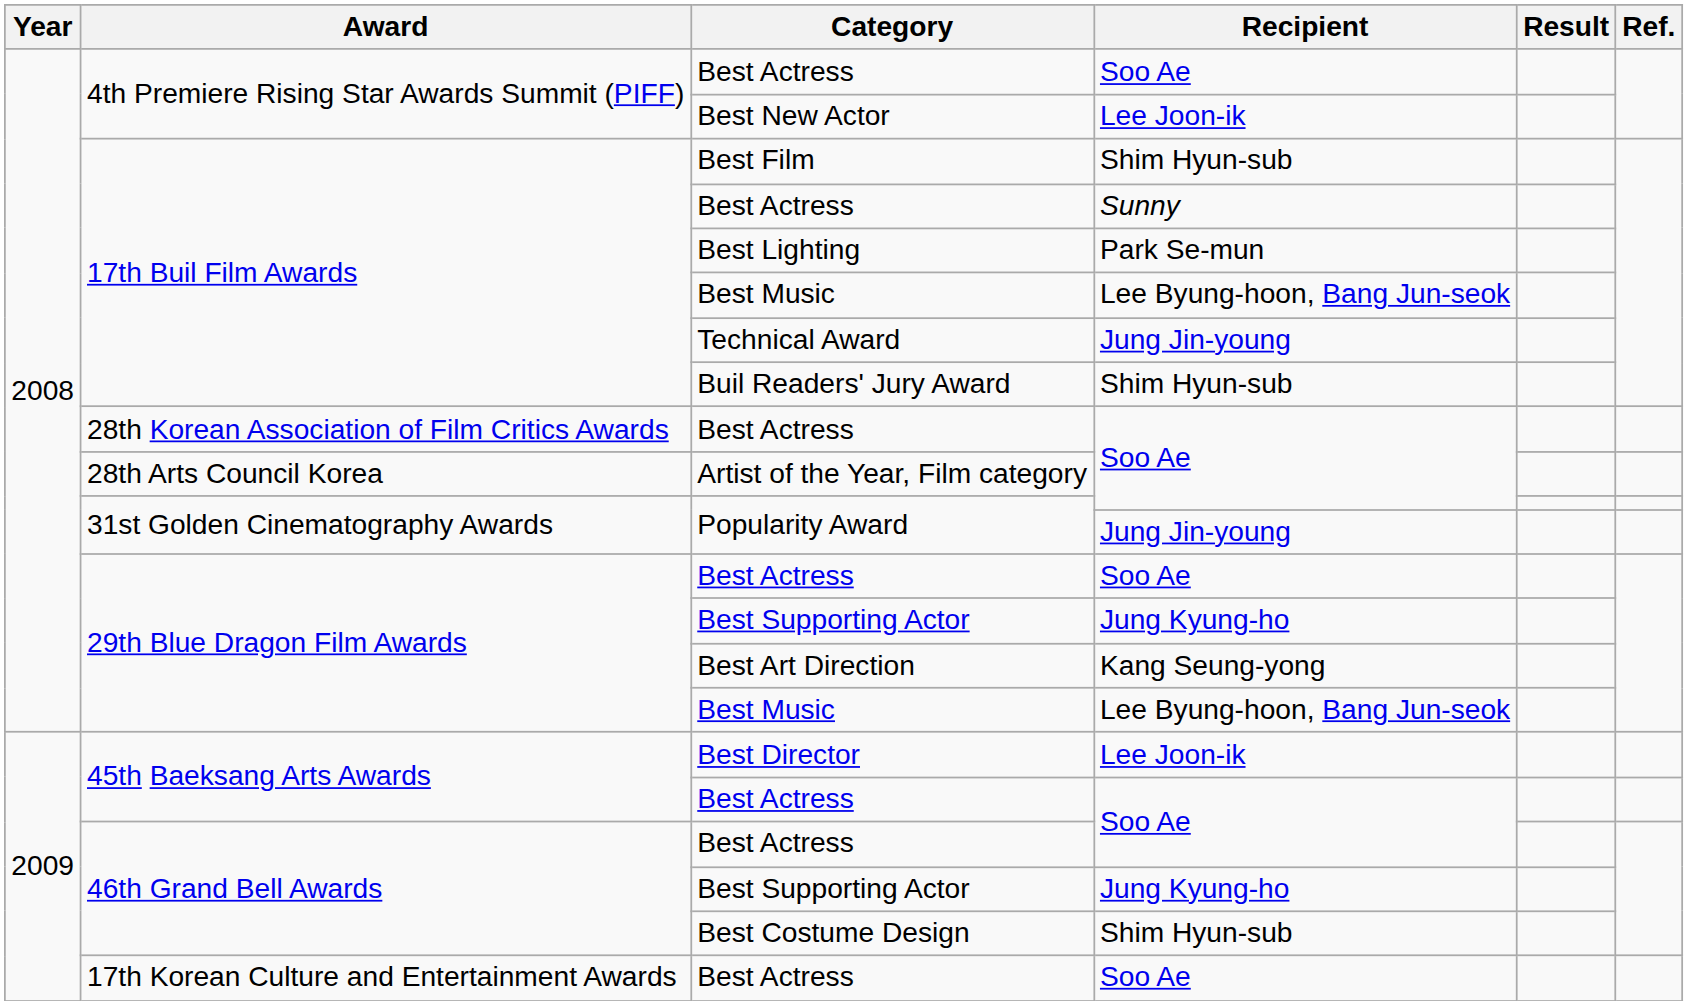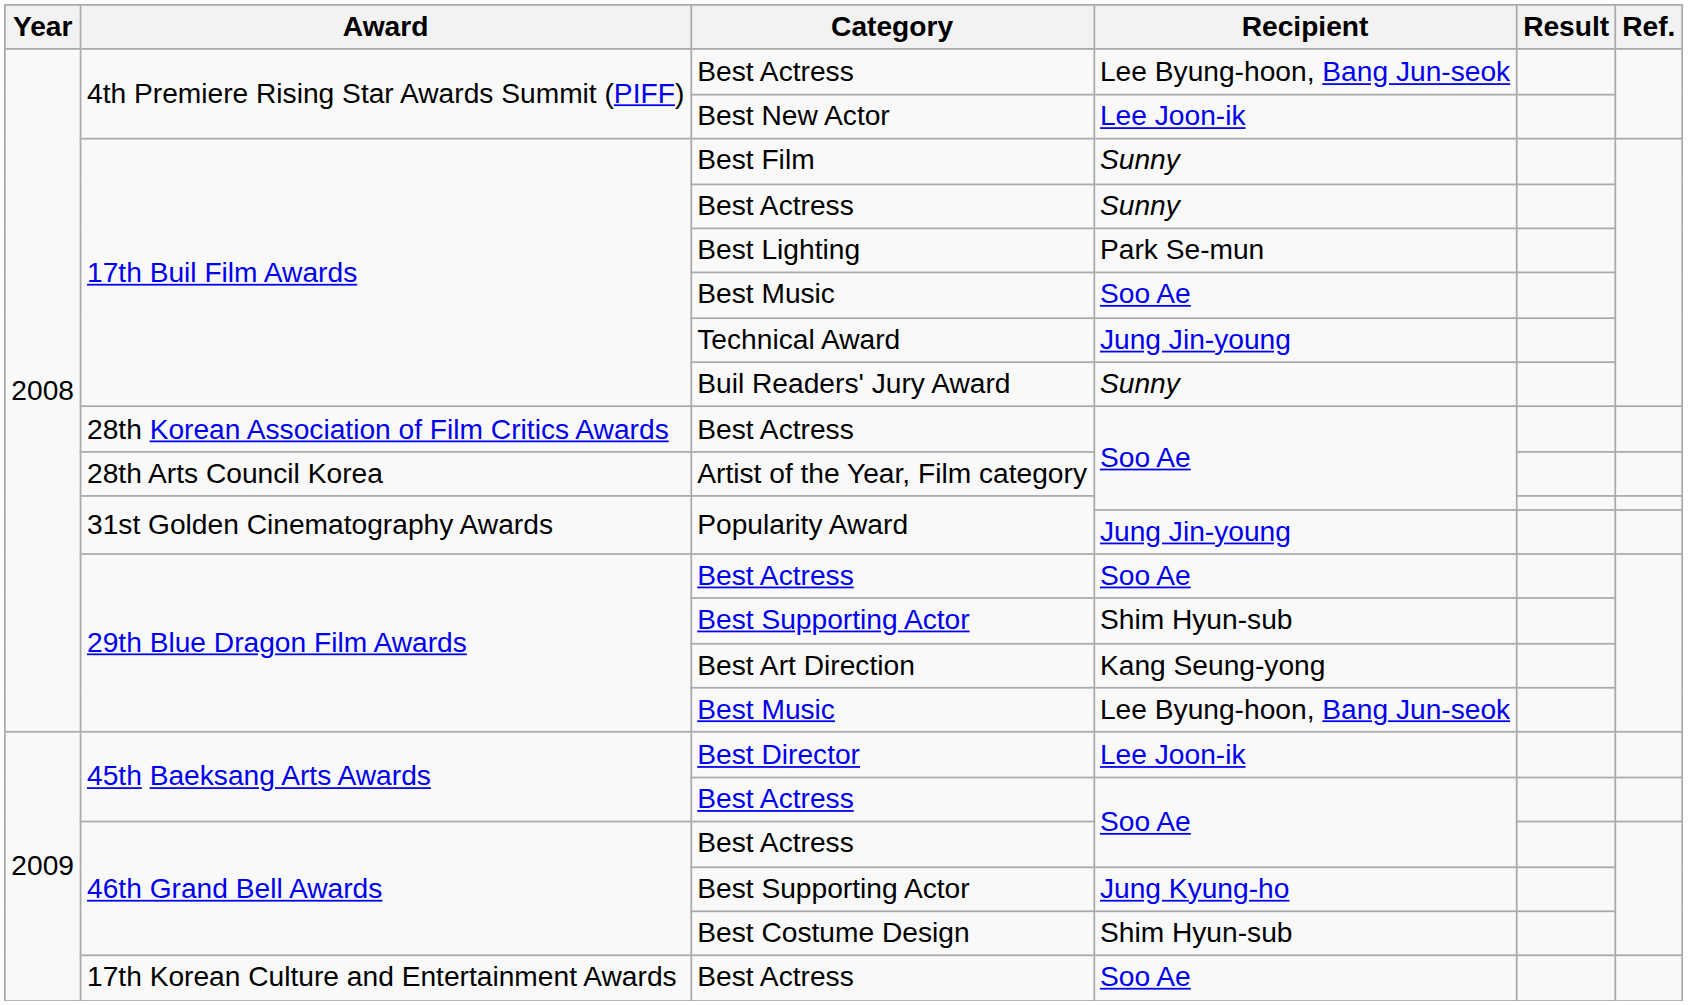(1145, 71) Soo Ae -> (1305, 71) Lee Byung-hoon, Bang Jun-seok
(1196, 160) Shim Hyun-sub -> (1140, 160) Sunny
(1305, 294) Lee Byung-hoon, Bang Jun-seok -> (1145, 294) Soo Ae
(1196, 384) Shim Hyun-sub -> (1140, 384) Sunny
(1195, 620) Jung Kyung-ho -> (1196, 620) Shim Hyun-sub
